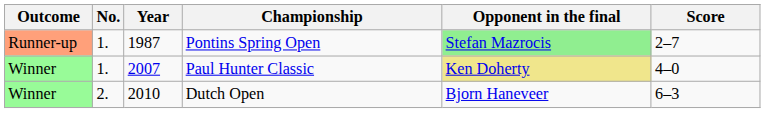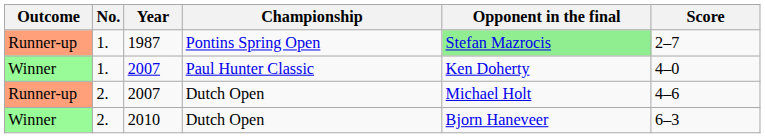(488, 68) khaki background -> (488, 68) no background
+ row: (144, 94)
